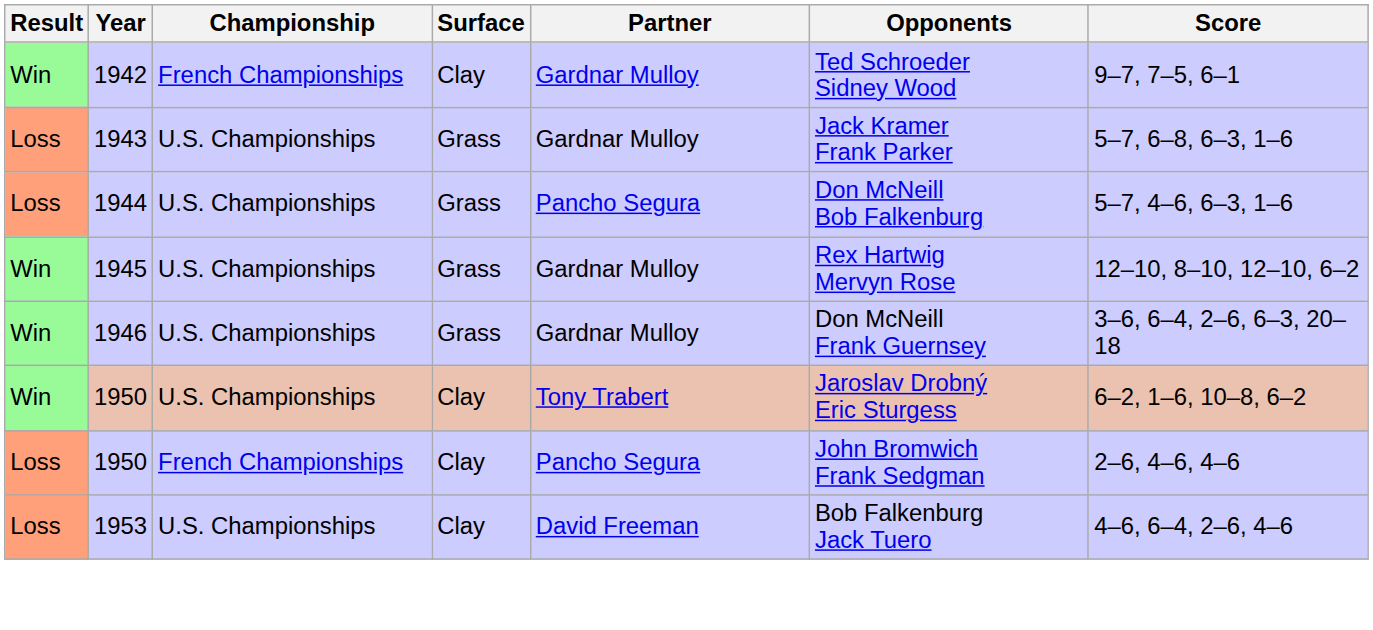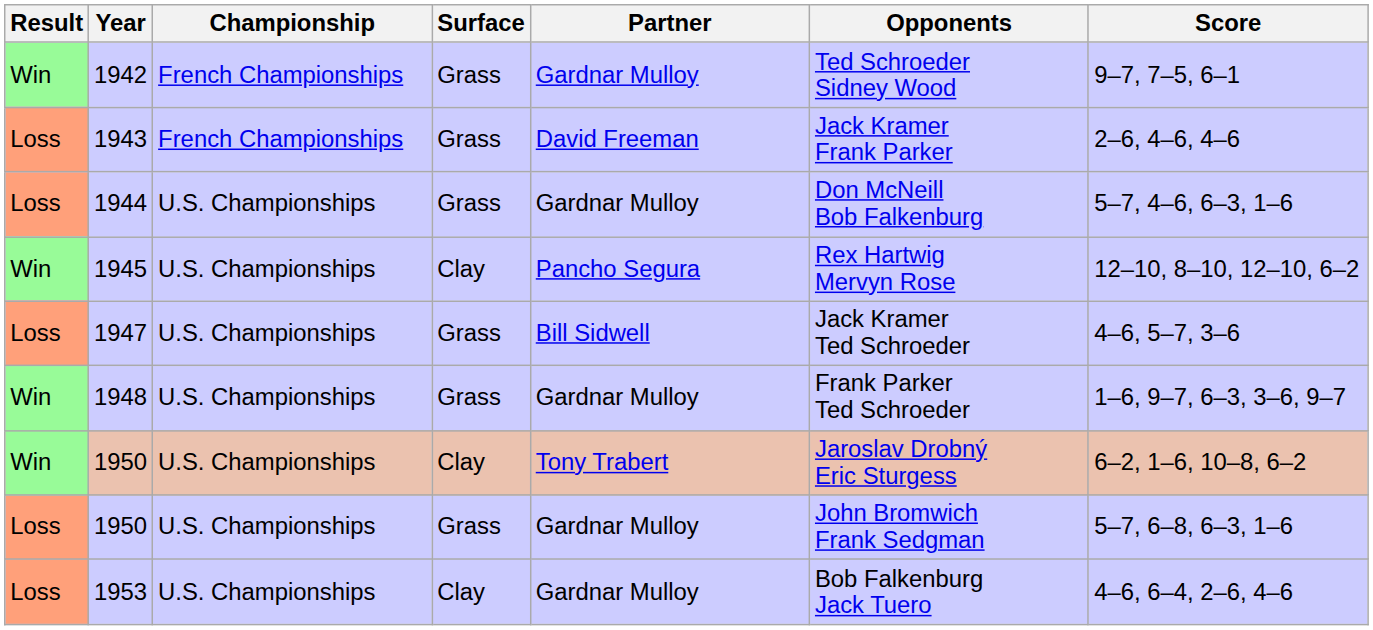(461, 74) Clay -> (469, 74) Grass
(267, 139) U.S. Championships -> (281, 139) French Championships
(617, 139) Gardnar Mulloy -> (617, 139) David Freeman
(1194, 139) 5–7, 6–8, 6–3, 1–6 -> (1167, 139) 2–6, 4–6, 4–6
(618, 203) Pancho Segura -> (617, 203) Gardnar Mulloy
(469, 268) Grass -> (461, 268) Clay
(617, 268) Gardnar Mulloy -> (618, 268) Pancho Segura
- row: (31, 333)
+ row: (35, 333)
+ row: (31, 397)
(281, 462) French Championships -> (267, 527) U.S. Championships
(461, 462) Clay -> (469, 527) Grass
(618, 462) Pancho Segura -> (617, 527) Gardnar Mulloy
(1167, 462) 2–6, 4–6, 4–6 -> (1194, 527) 5–7, 6–8, 6–3, 1–6
(617, 527) David Freeman -> (617, 591) Gardnar Mulloy
